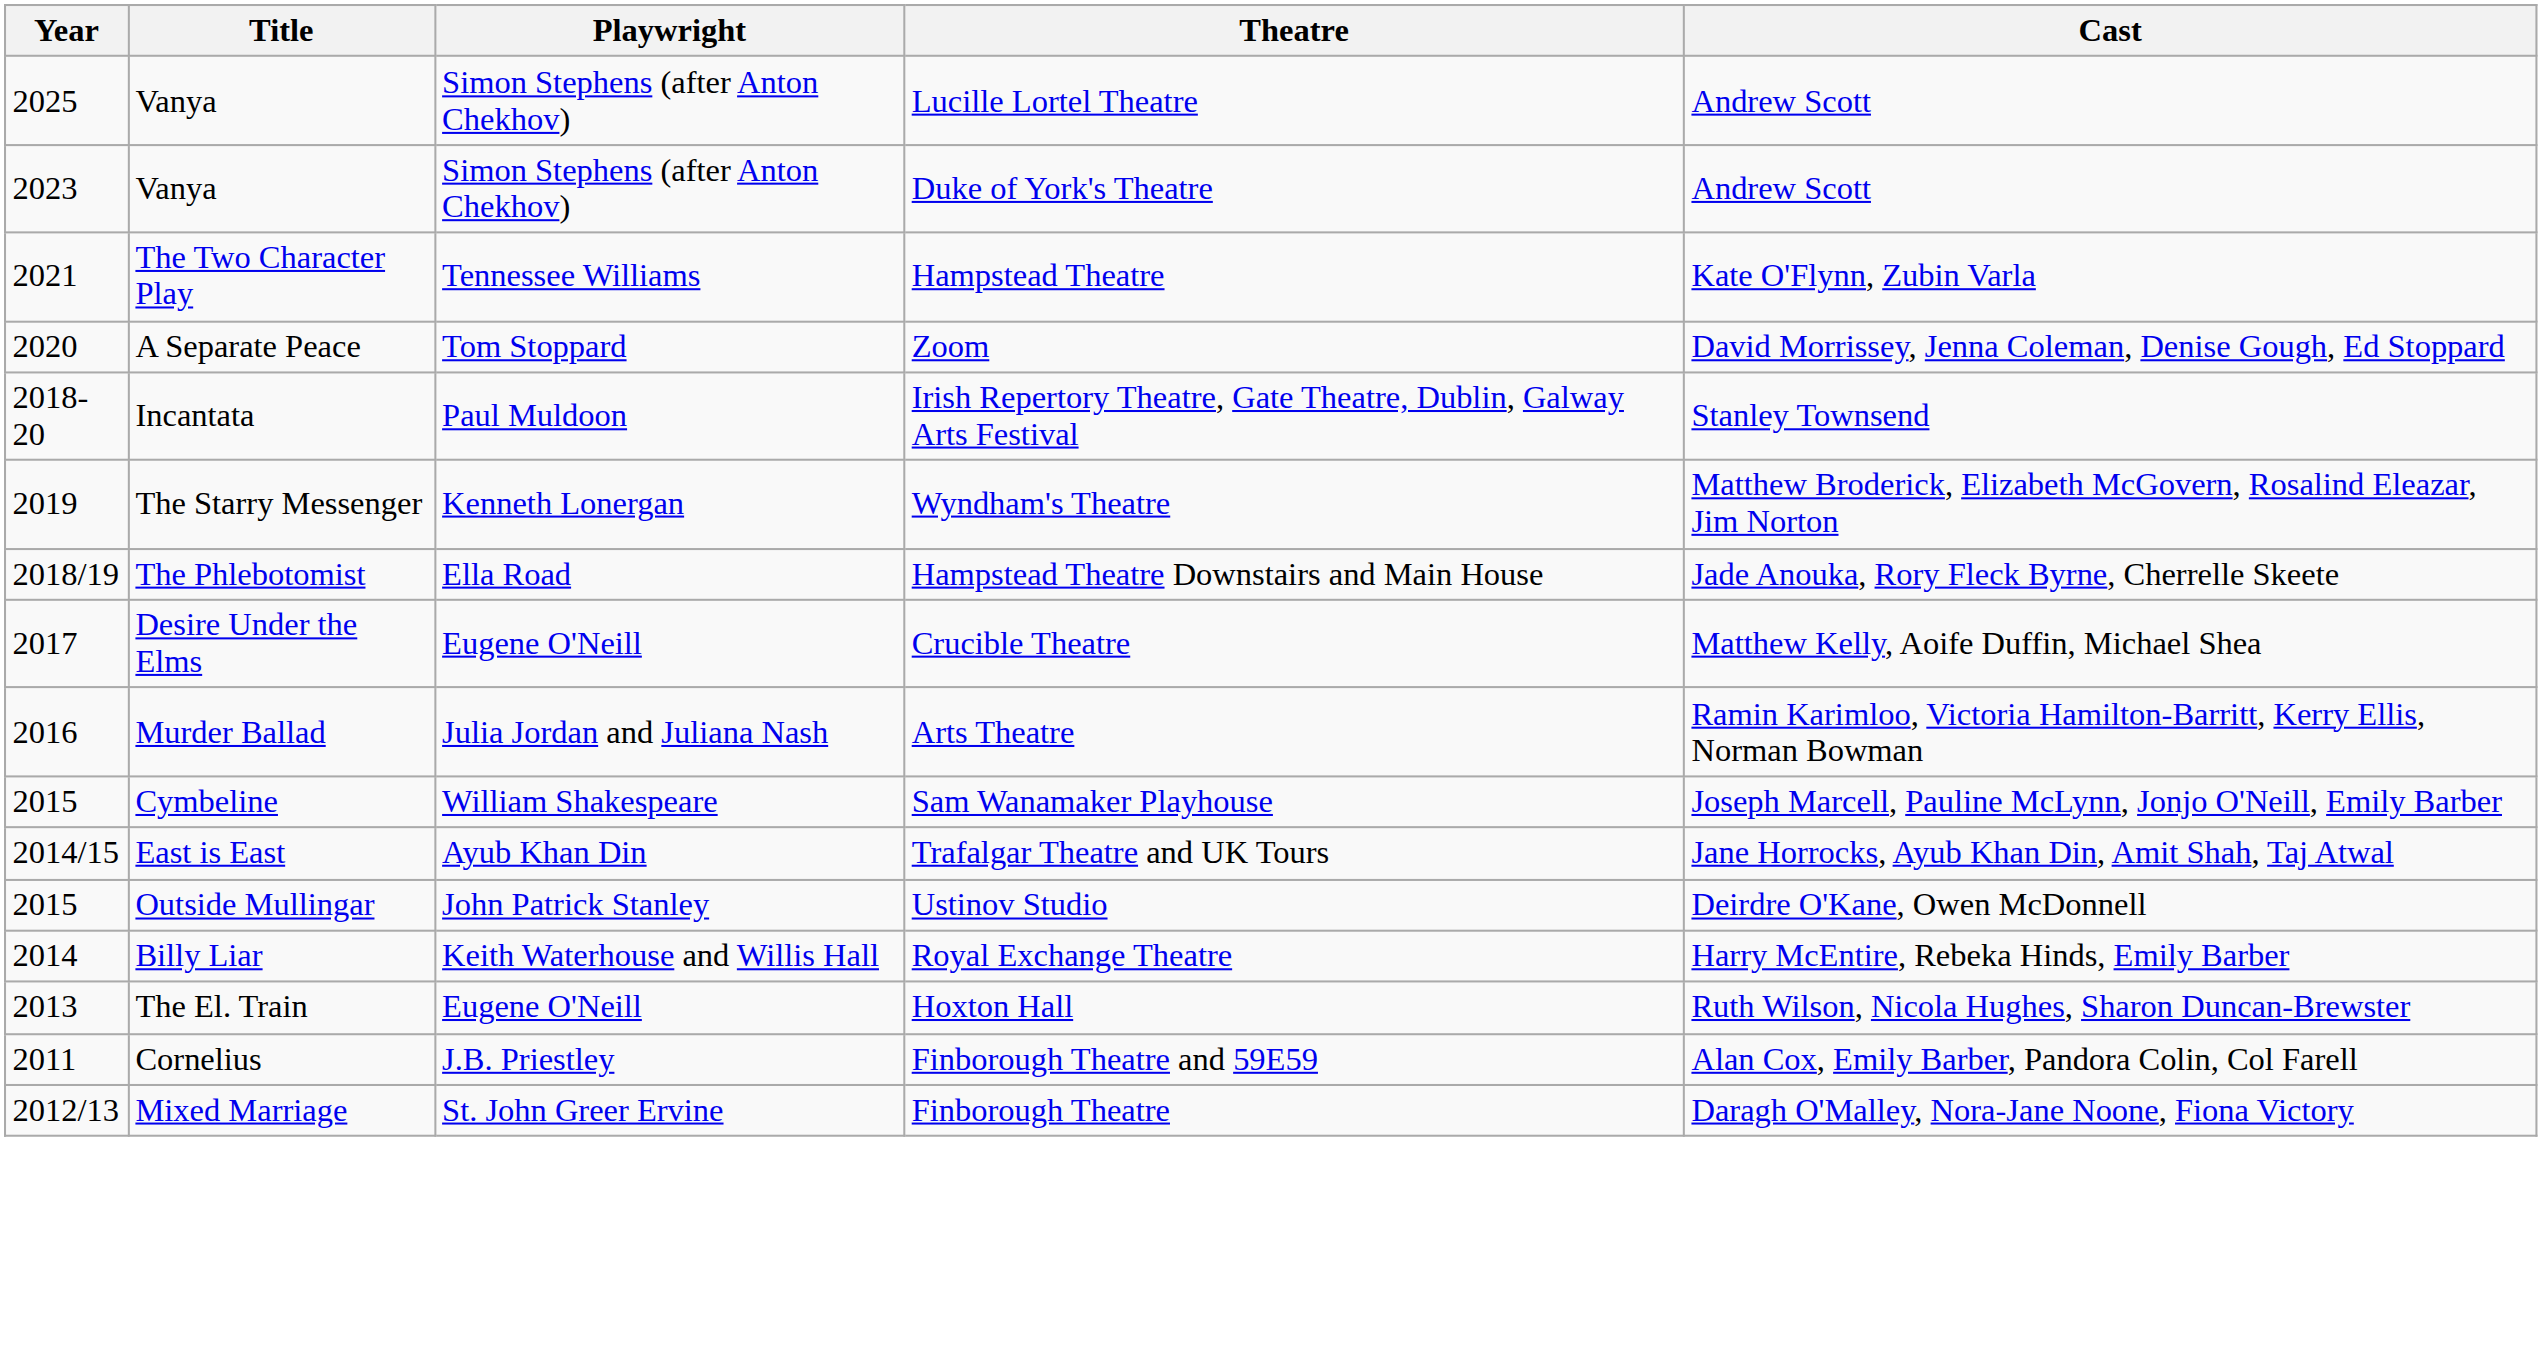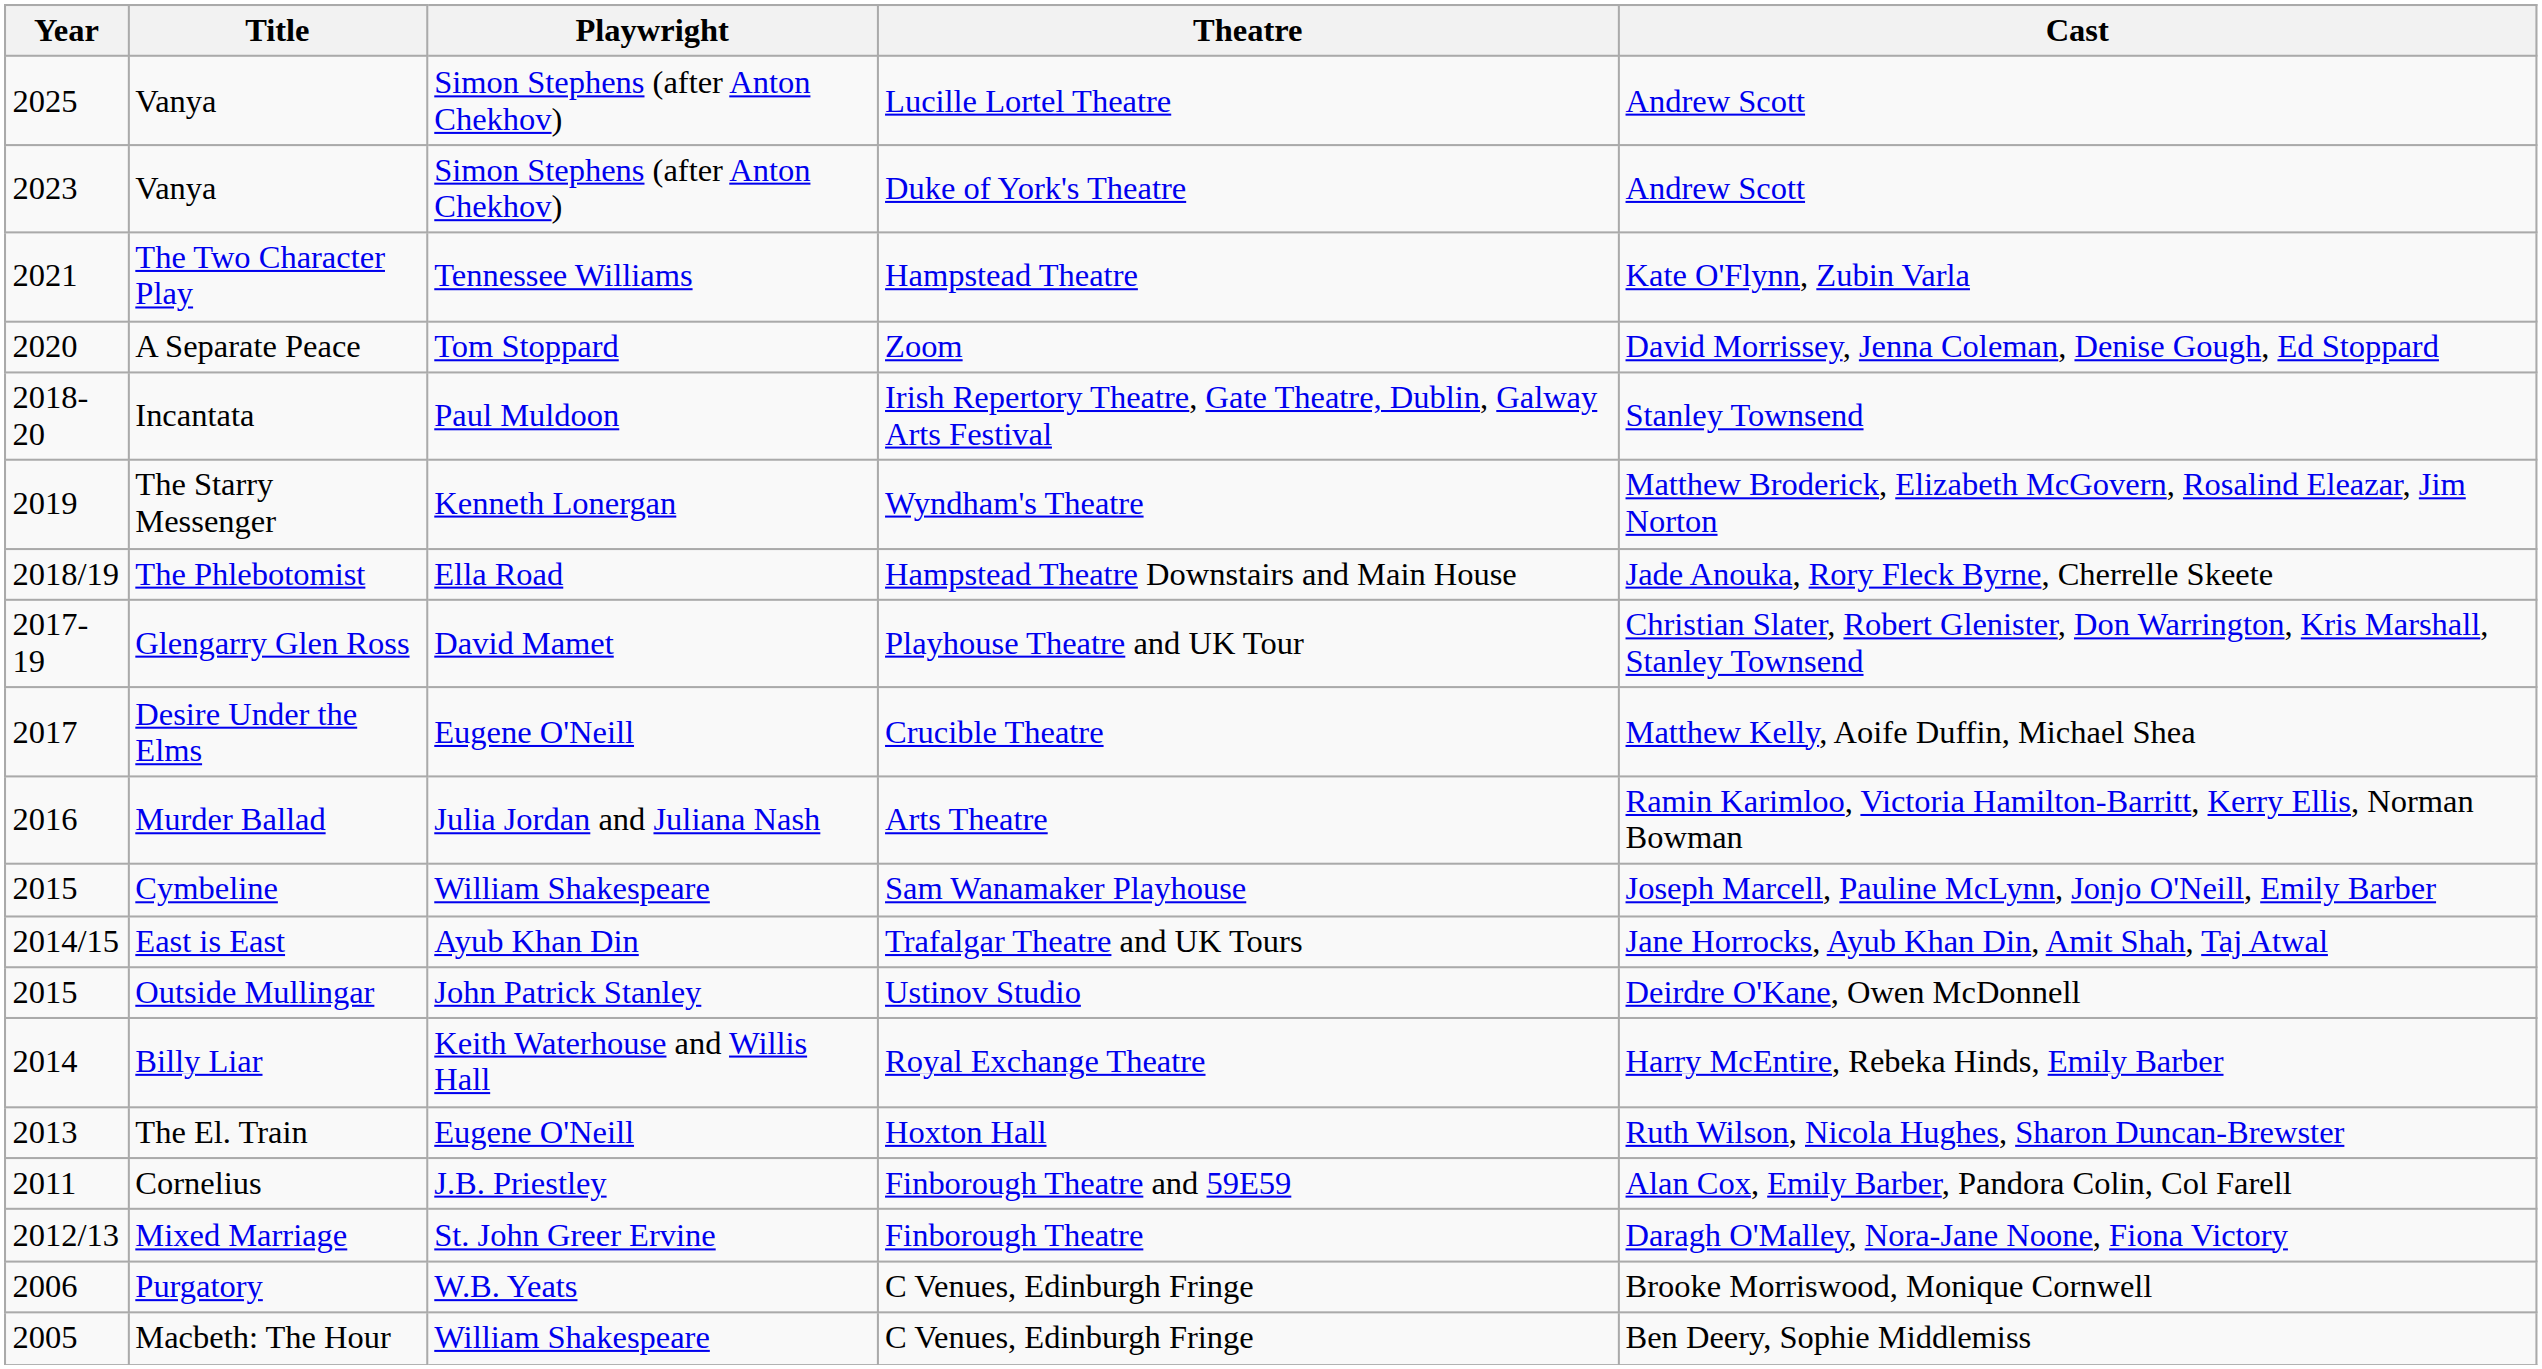+ row: (272, 643)
+ row: (199, 1286)
+ row: (263, 1337)
